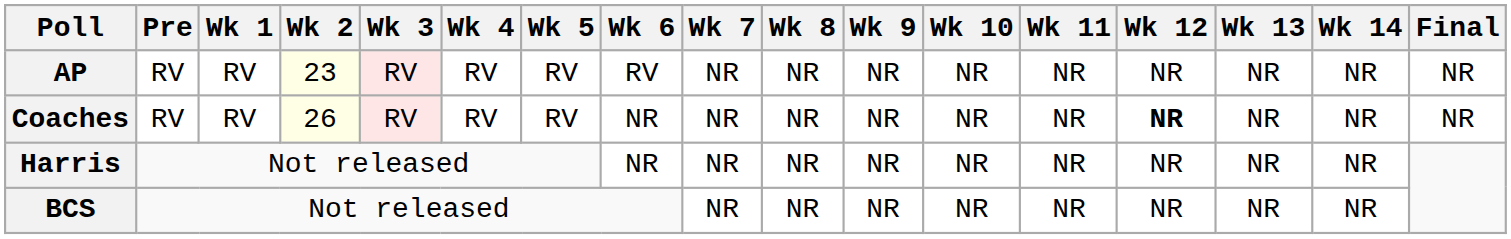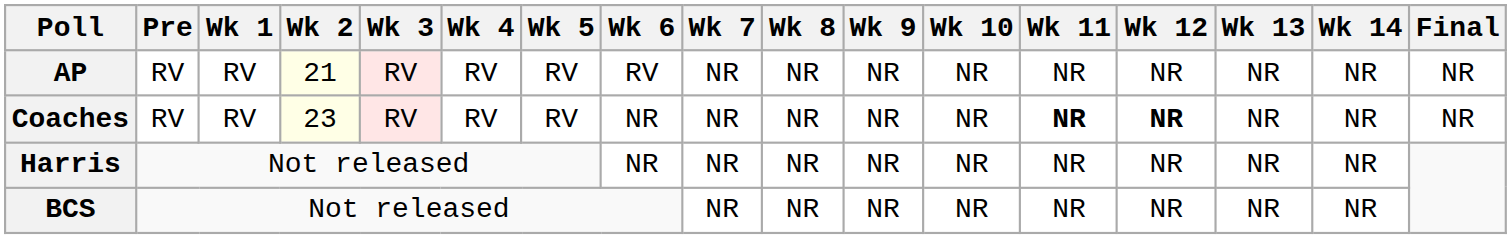(320, 73) 23 -> (320, 73) 21
(320, 119) 26 -> (320, 119) 23
(1069, 119) normal -> (1069, 119) bold
